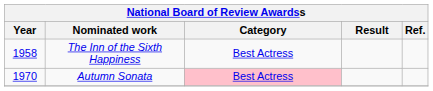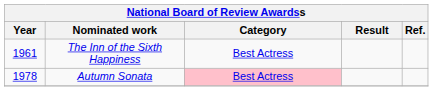(25, 53) 1958 -> (25, 53) 1961
(25, 77) 1970 -> (25, 77) 1978
